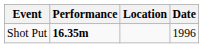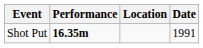(184, 33) 1996 -> (184, 33) 1991
